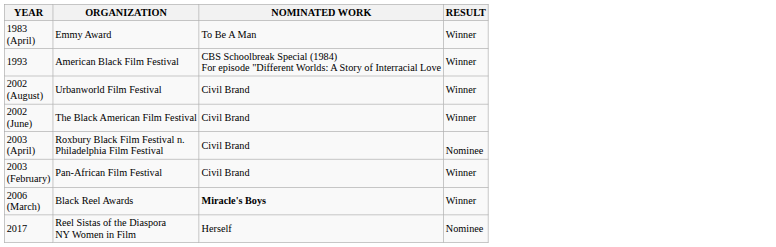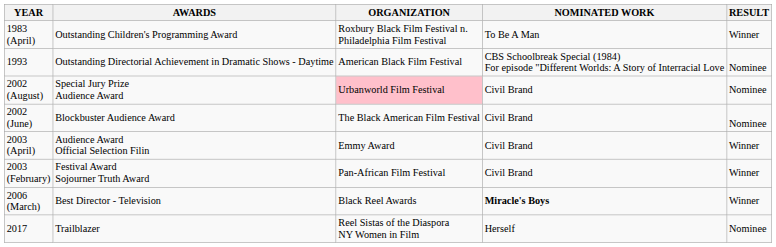+ column: (194, 12)
(83, 34) Emmy Award -> (403, 34) Roxbury Black Film Festival n. Philadelphia Film Festival
(461, 62) Winner -> (748, 68) Nominee
(108, 90) no background -> (392, 90) pink background
(461, 90) Winner -> (748, 90) Nominee
(461, 117) Winner -> (748, 123) Nominee
(120, 145) Roxbury Black Film Festival n. Philadelphia Film Festival -> (366, 145) Emmy Award
(465, 151) Nominee -> (744, 145) Winner
